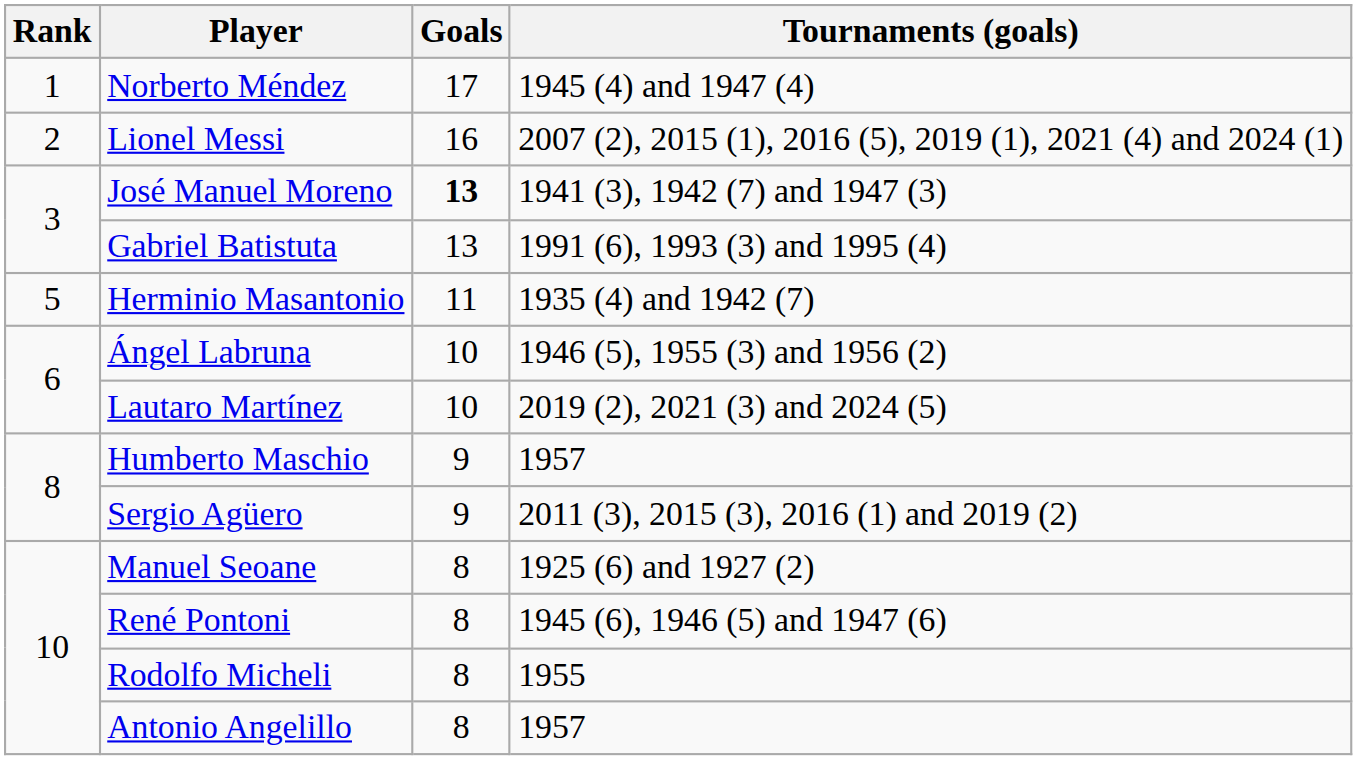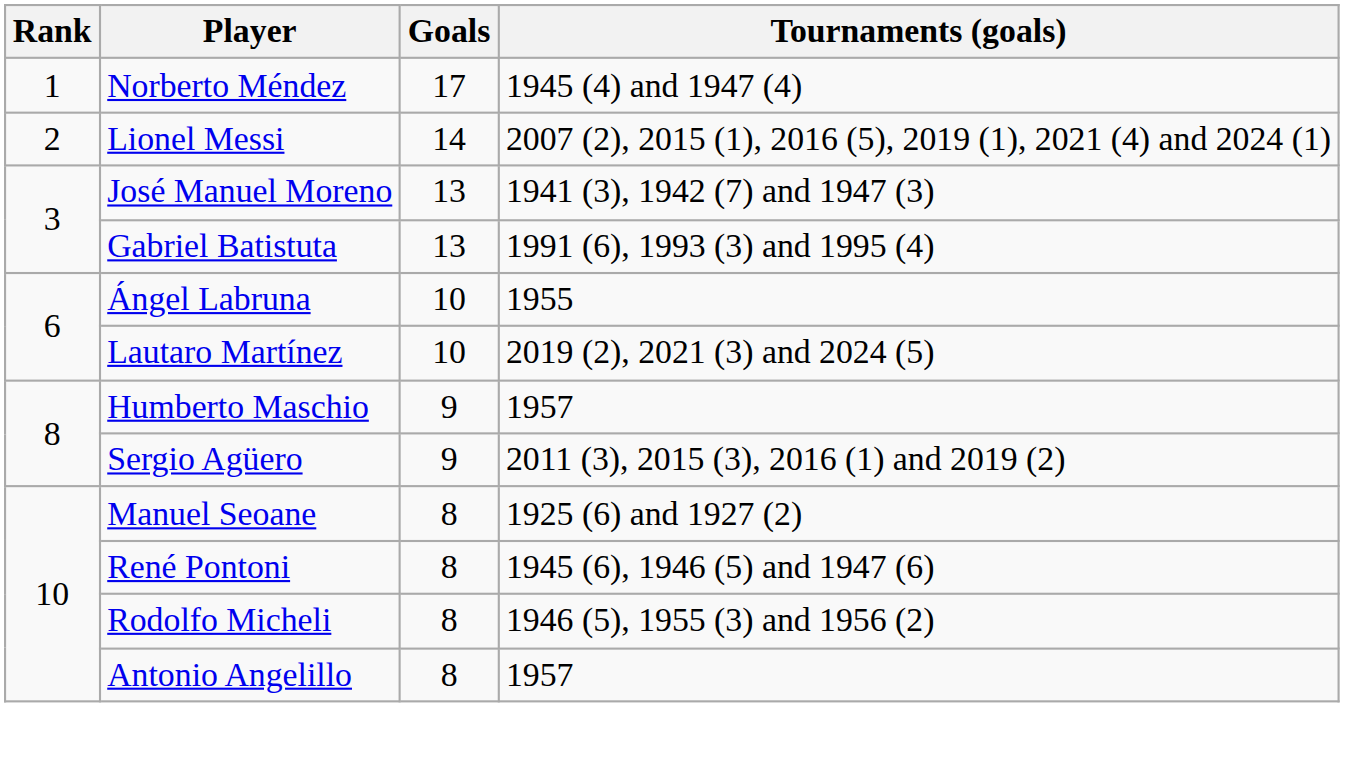(461, 138) 16 -> (449, 138) 14
(461, 191) bold -> (449, 191) normal
- row: (256, 298)
(732, 352) 1946 (5), 1955 (3) and 1956 (2) -> (540, 298) 1955
(552, 673) 1955 -> (720, 620) 1946 (5), 1955 (3) and 1956 (2)
